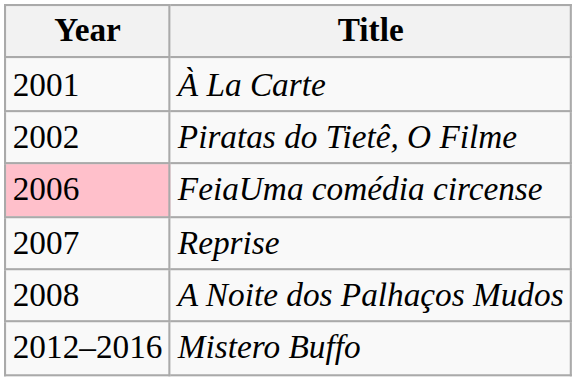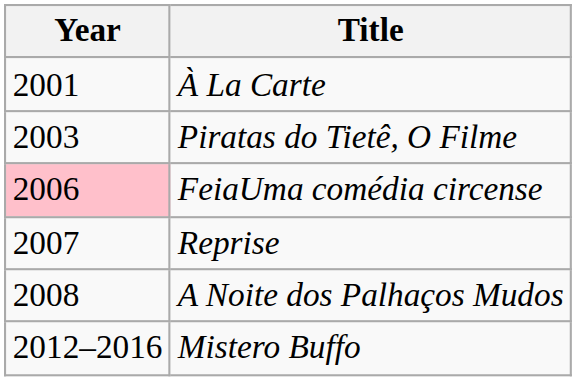(46, 136) 2002 -> (46, 136) 2003
